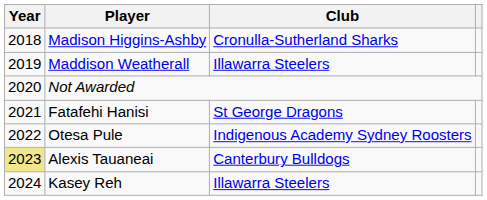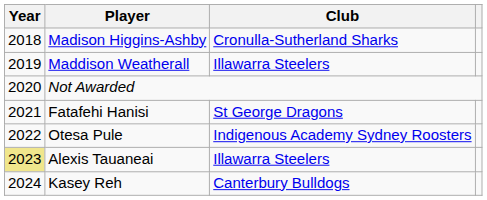(281, 159) Canterbury Bulldogs -> (271, 159) Illawarra Steelers
(271, 183) Illawarra Steelers -> (281, 183) Canterbury Bulldogs
